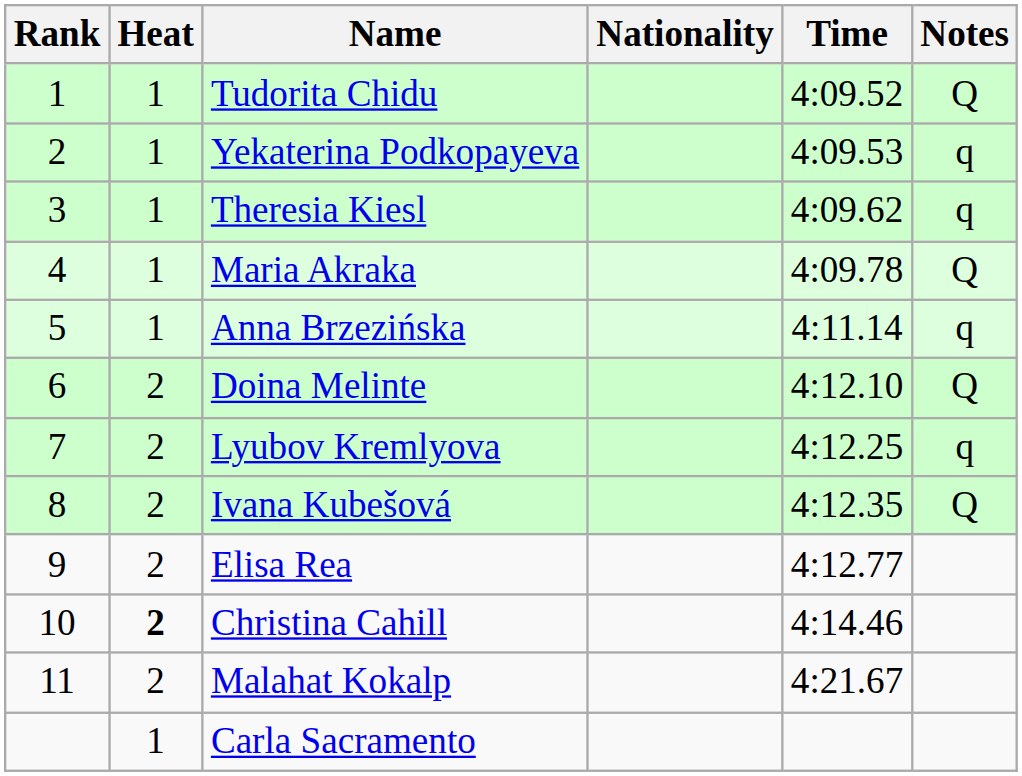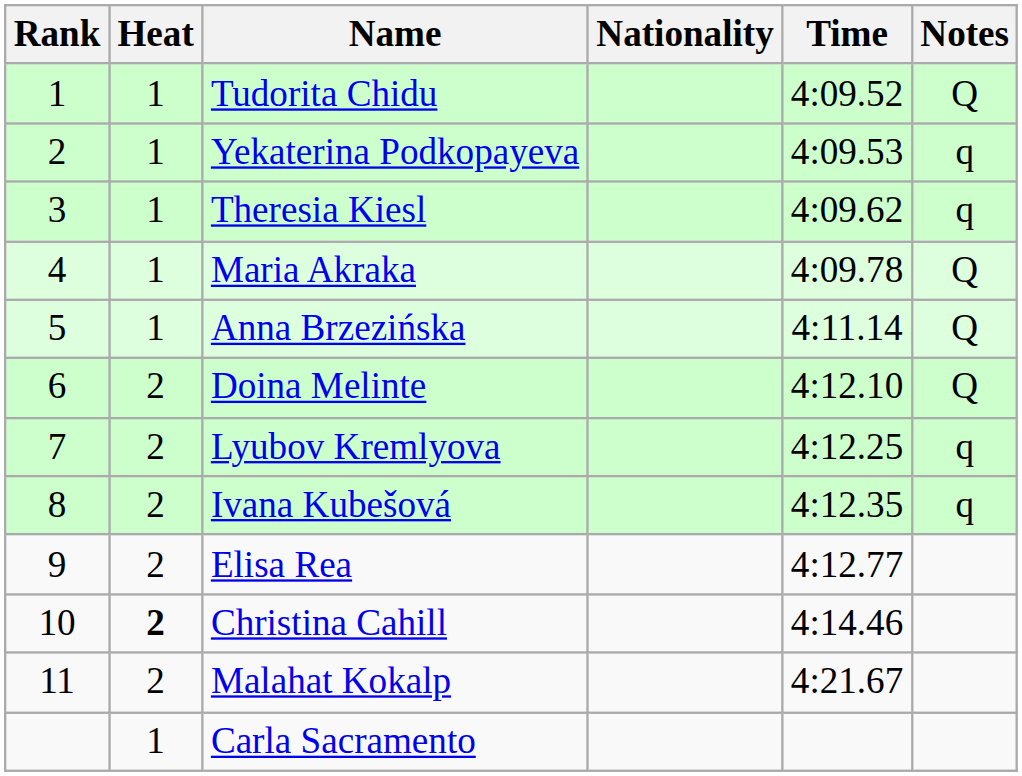(965, 328) q -> (965, 328) Q
(965, 504) Q -> (965, 504) q
